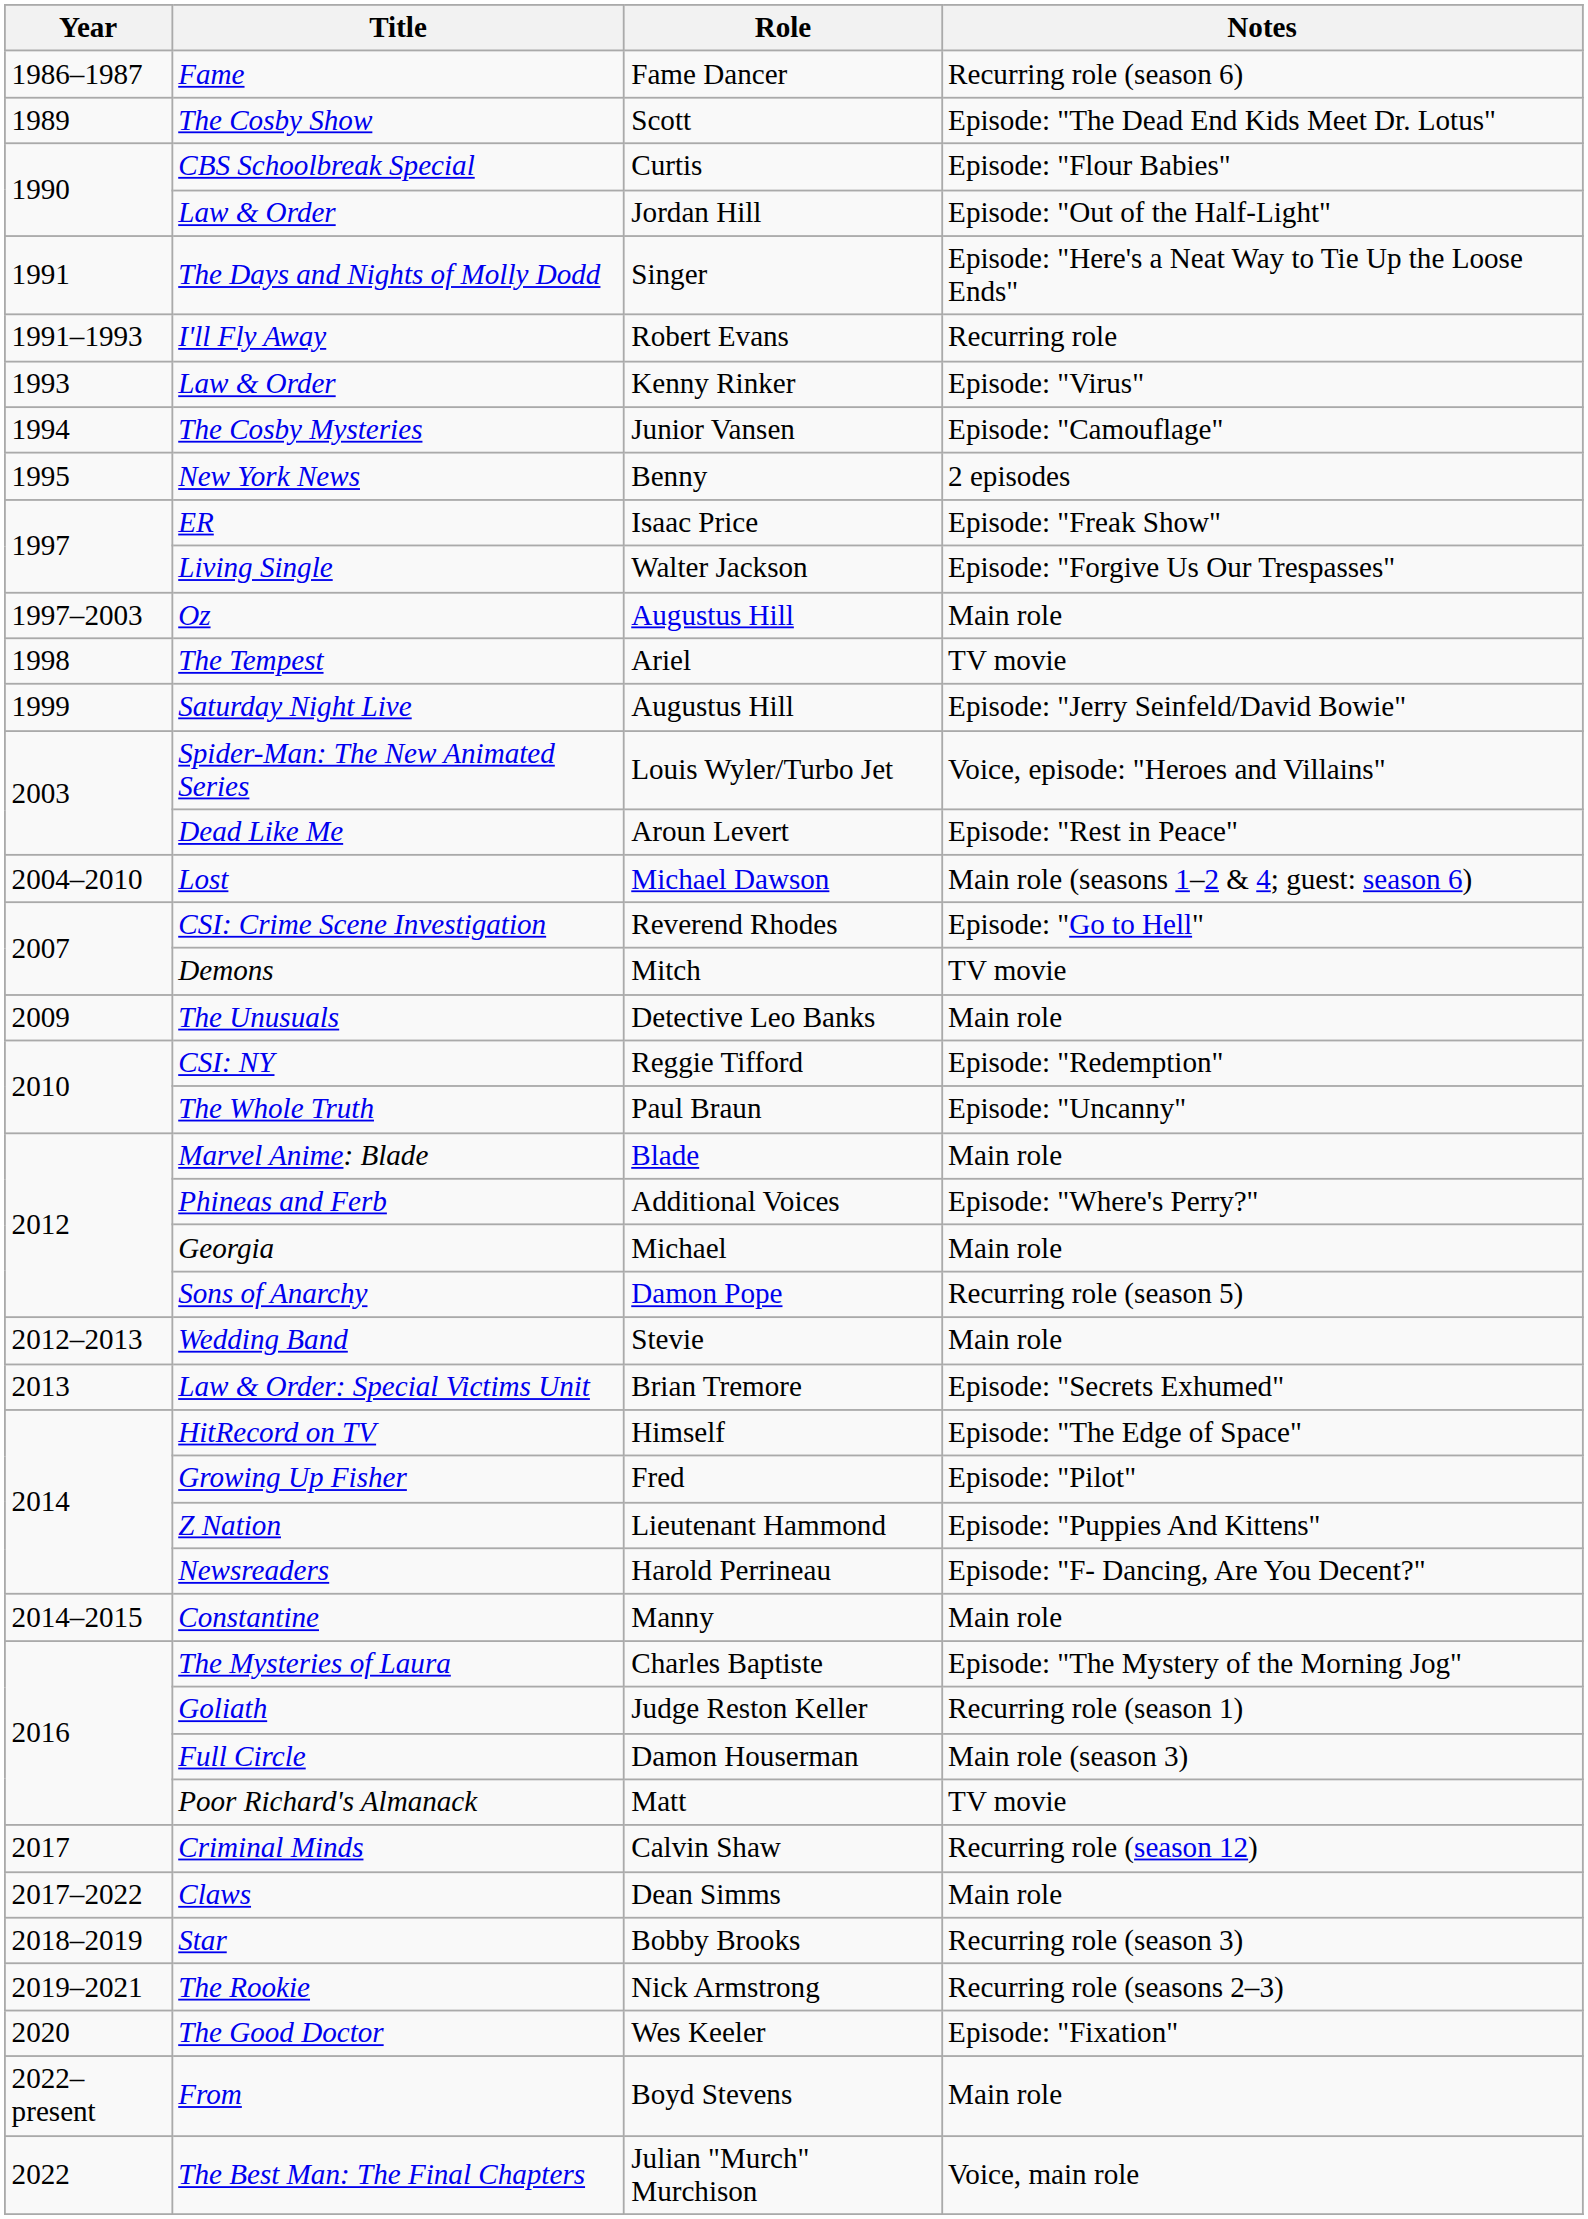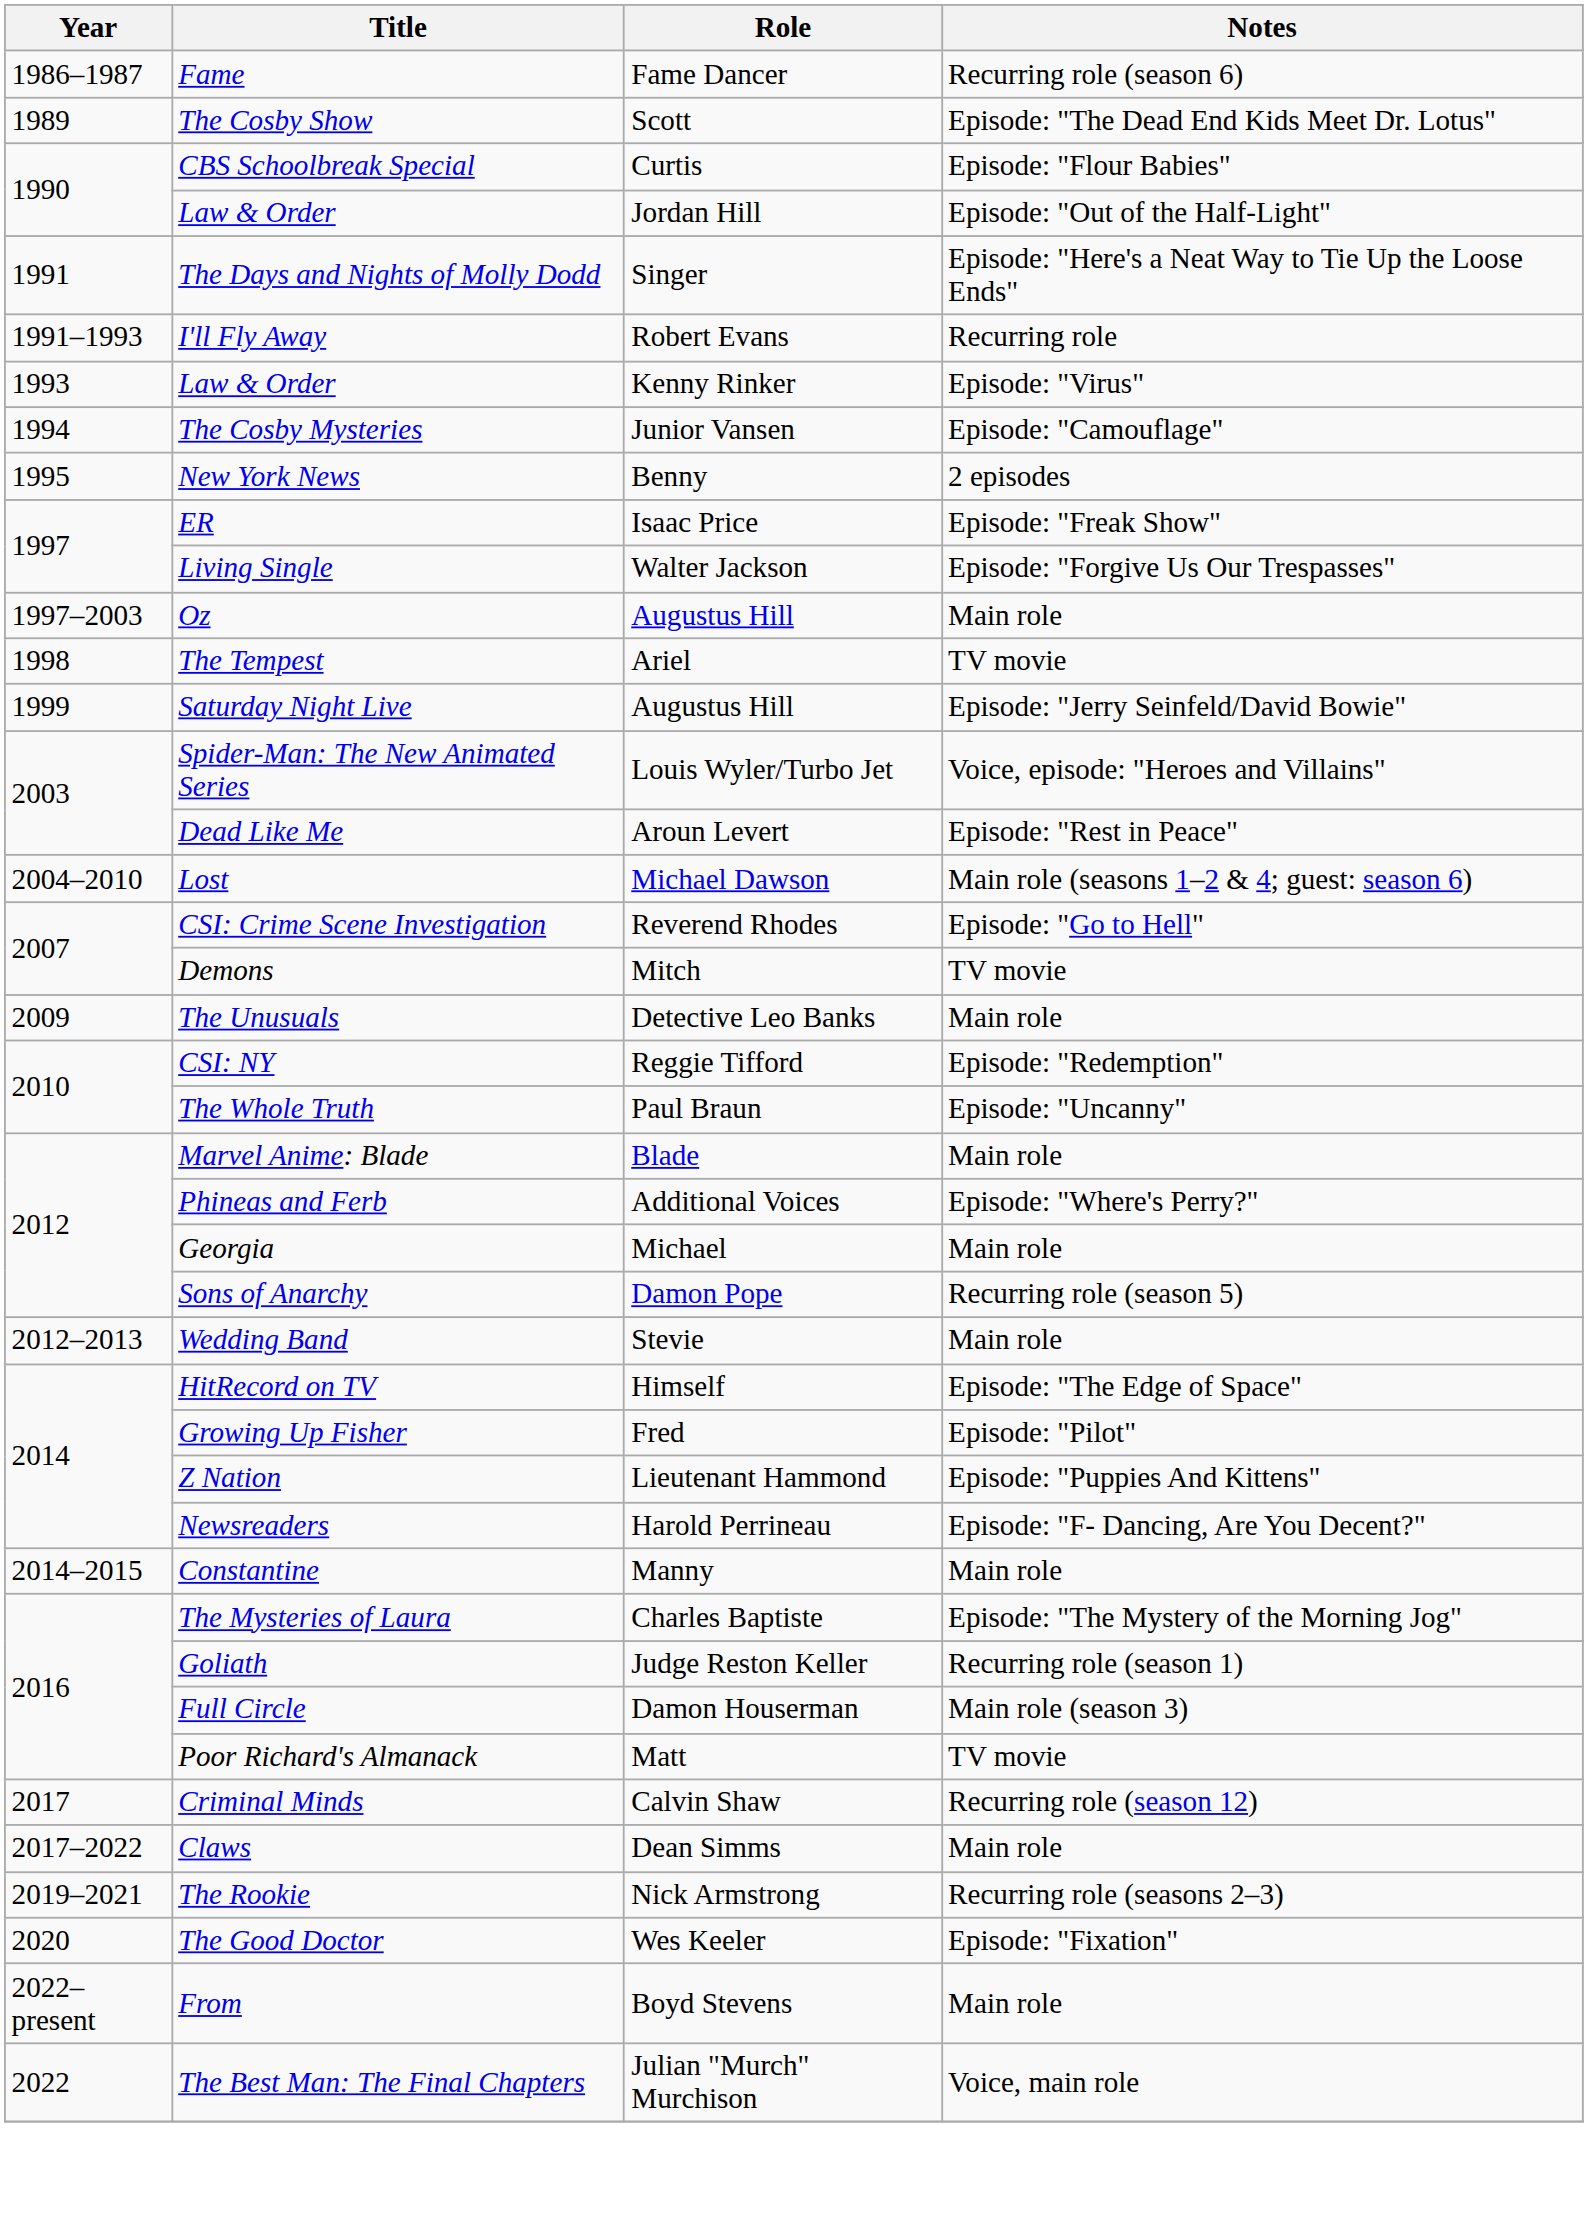- row: (384, 1386)
- row: (202, 1940)
